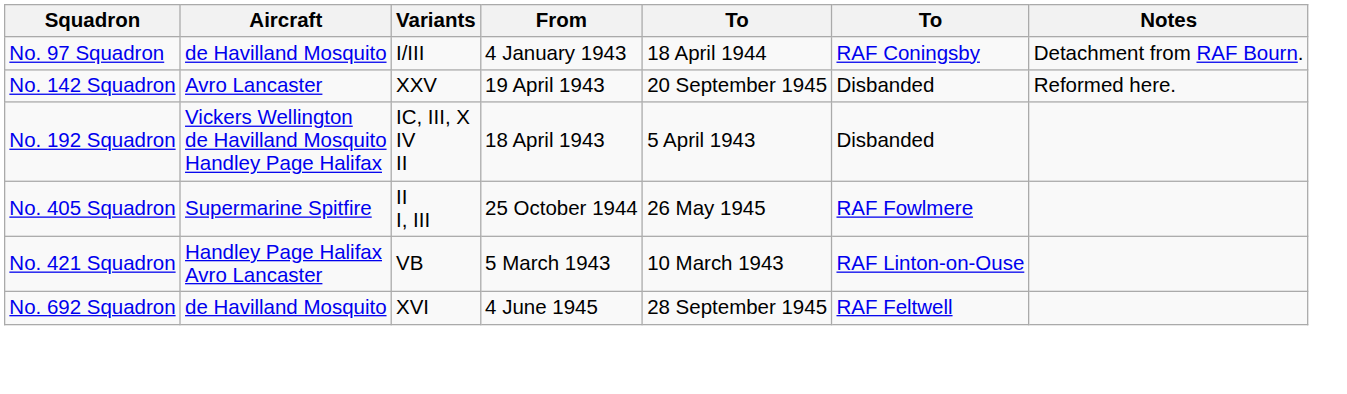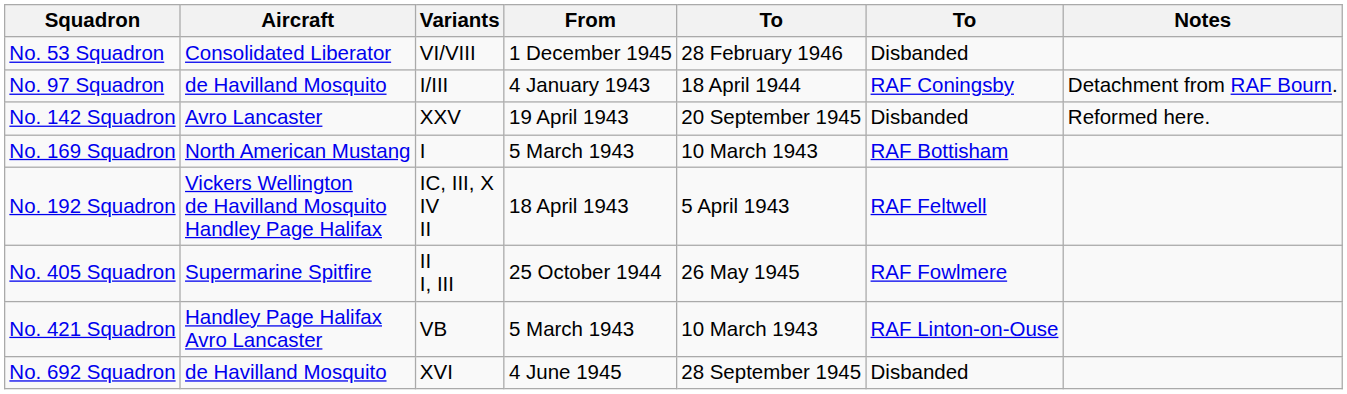+ row: (87, 53)
+ row: (92, 150)
(885, 141) Disbanded -> (929, 206) RAF Feltwell
(895, 307) RAF Feltwell -> (920, 372) Disbanded
